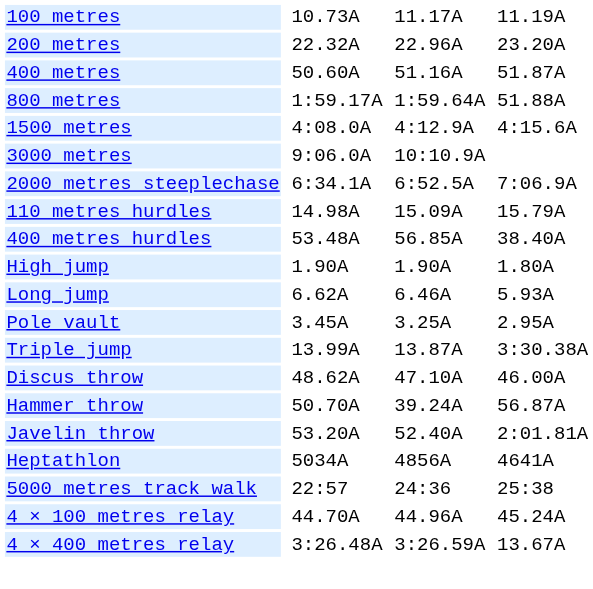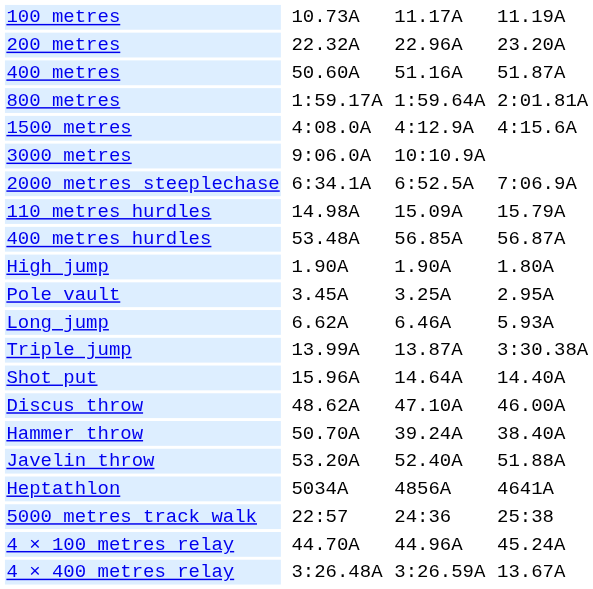(531, 101) 51.88A -> (543, 101) 2:01.81A
(531, 239) 38.40A -> (531, 239) 56.87A
rows swapped: (63, 322) <-> (58, 295)
+ row: (52, 378)
(531, 406) 56.87A -> (531, 433) 38.40A
(543, 433) 2:01.81A -> (531, 461) 51.88A
